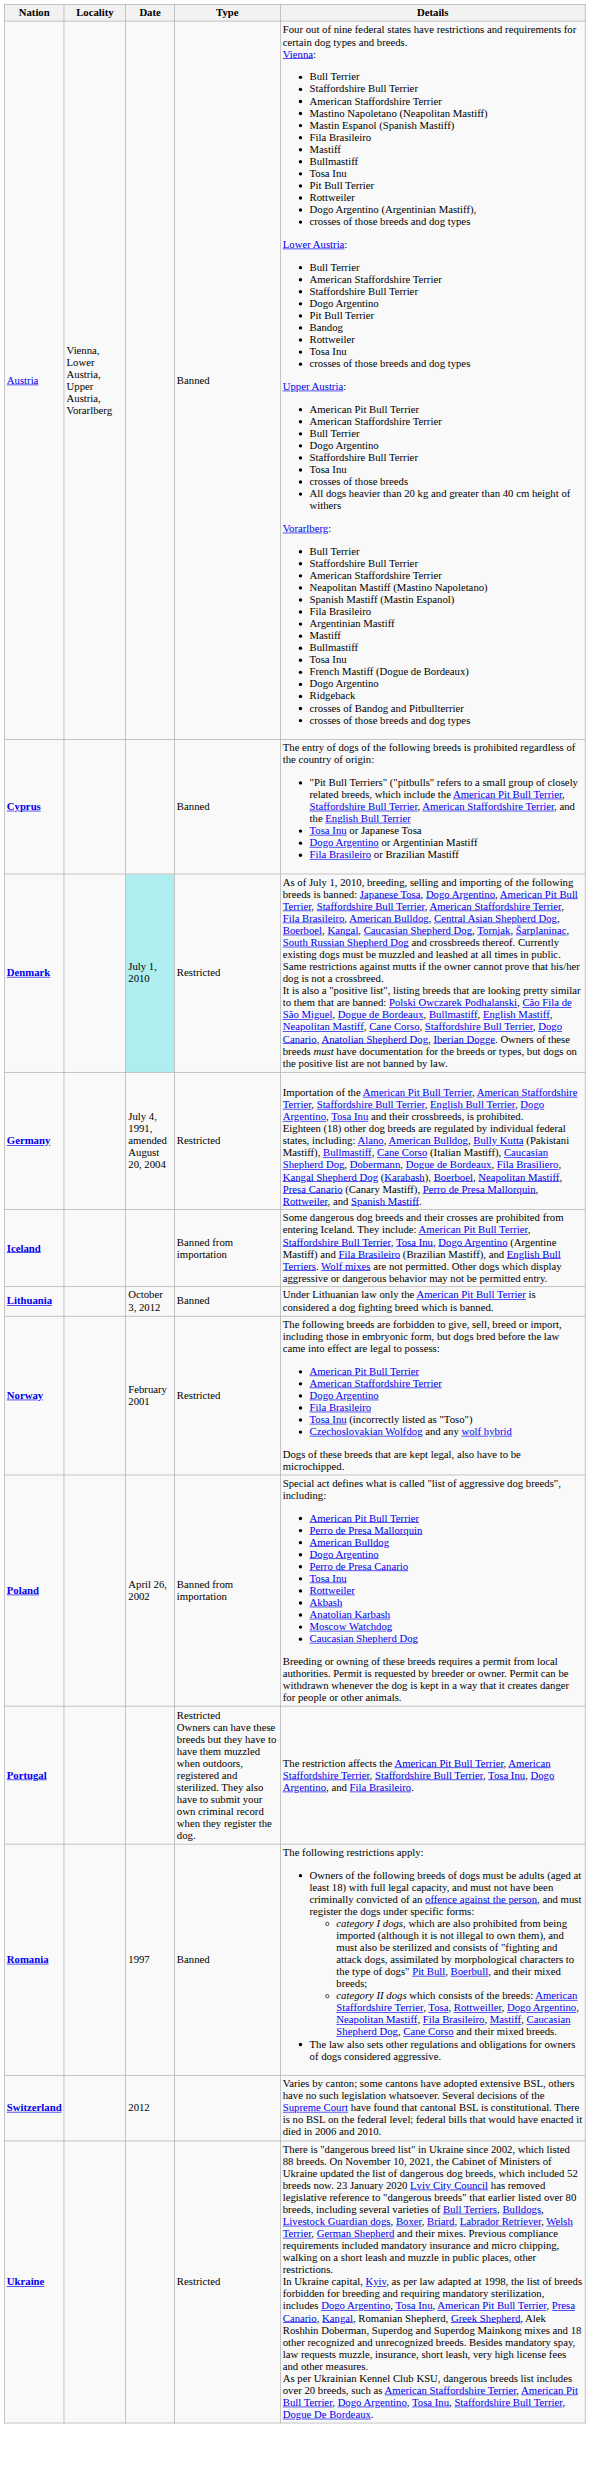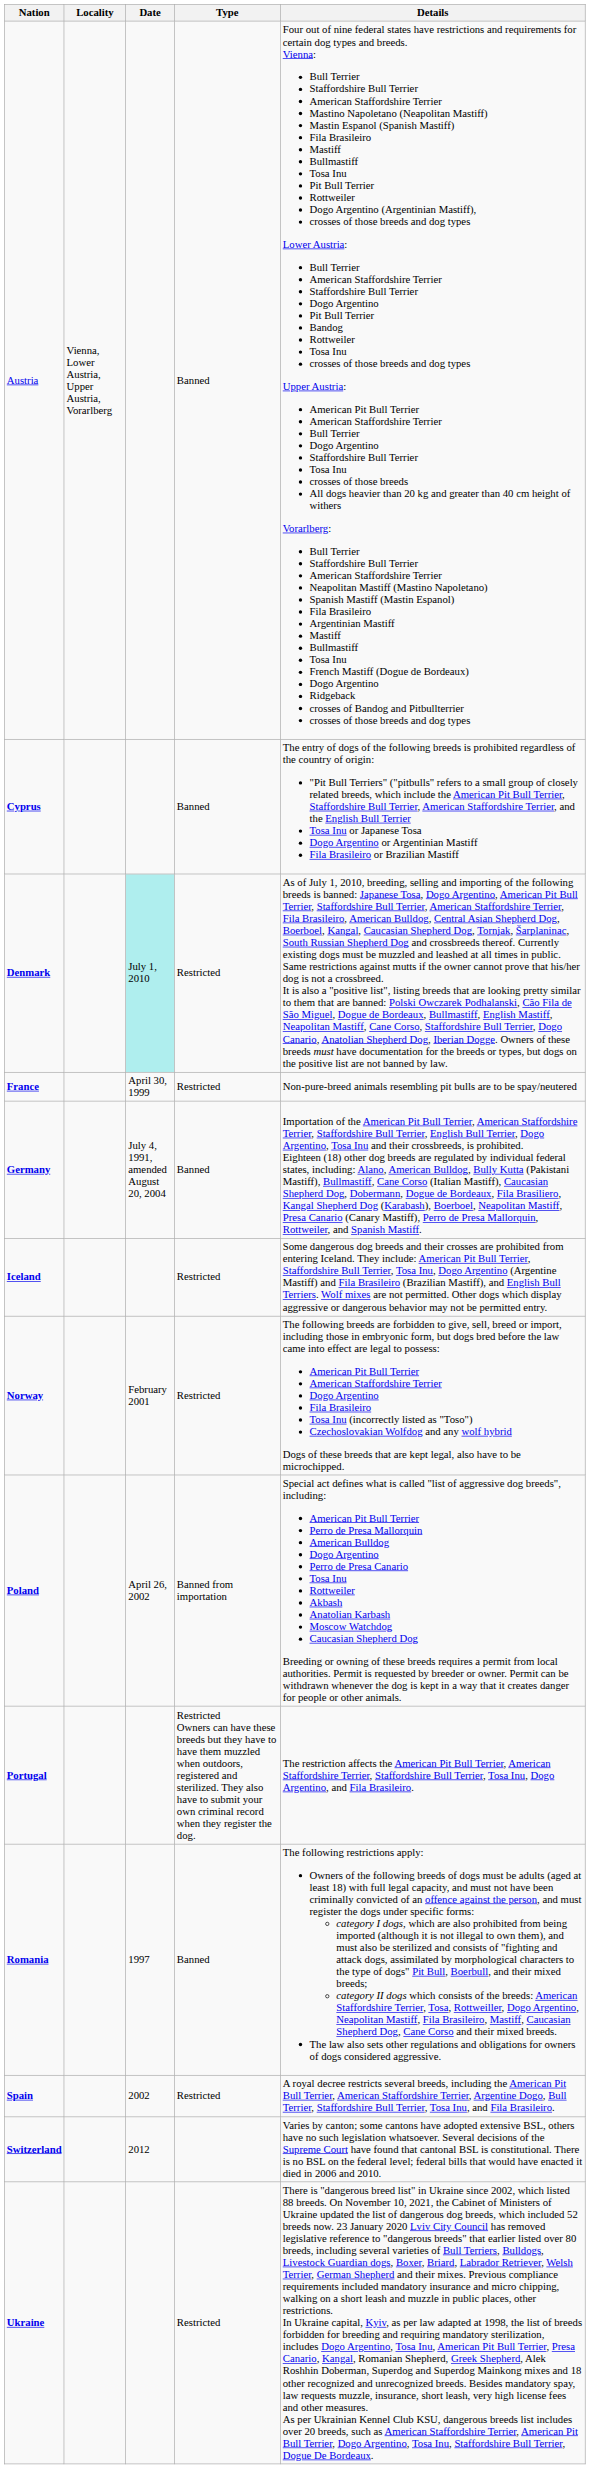+ row: (23, 1086)
(199, 1140) Restricted -> (193, 1170) Banned
(205, 1248) Banned from importation -> (199, 1277) Restricted
- row: (29, 1301)
+ row: (20, 2096)
